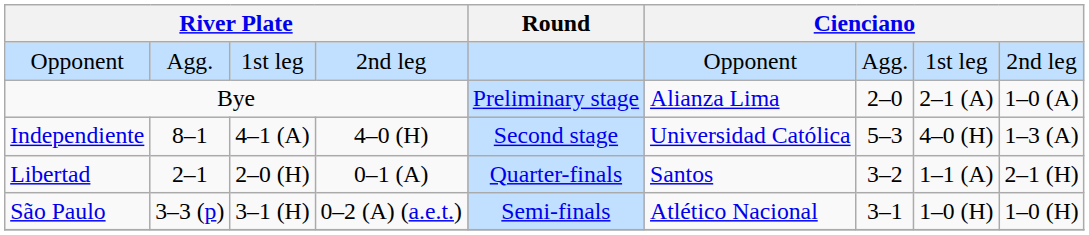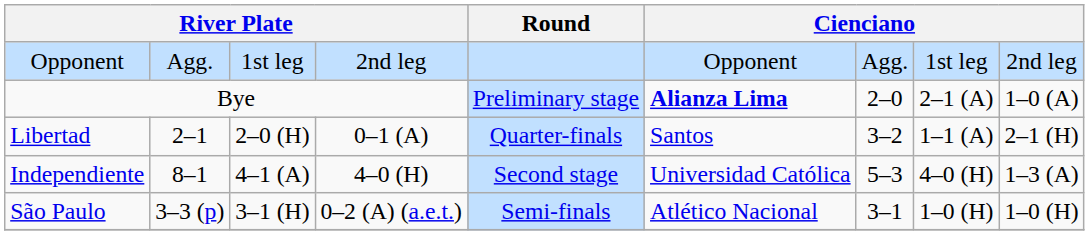(715, 98) normal -> (719, 98) bold
rows swapped: (77, 135) <-> (50, 173)
